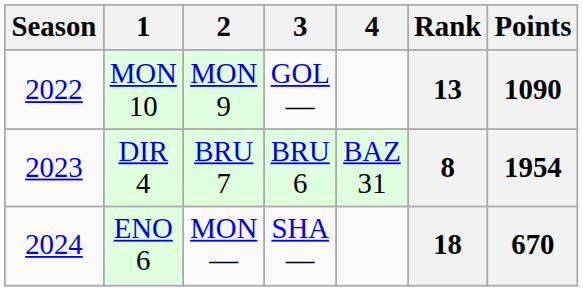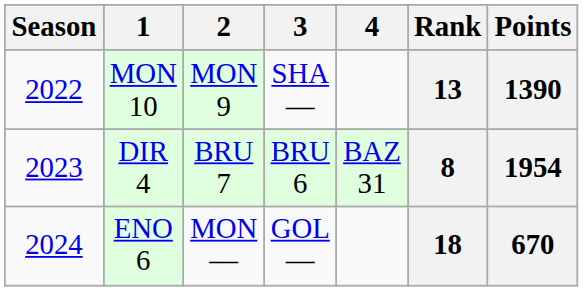(300, 89) GOL — -> (300, 89) SHA —
(533, 89) 1090 -> (533, 89) 1390
(300, 245) SHA — -> (300, 245) GOL —
